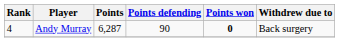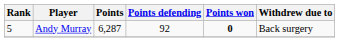(9, 28) 4 -> (9, 28) 5
(165, 28) 90 -> (165, 28) 92
